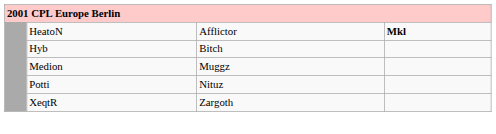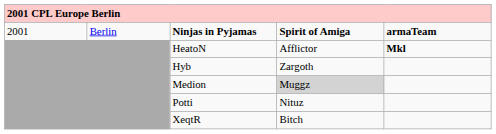+ row: (214, 31)
(211, 49) Bitch -> (296, 66) Zargoth
(214, 66) no background -> (295, 84) lightgrey background
(216, 102) Zargoth -> (291, 120) Bitch
